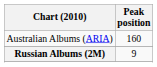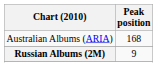(134, 38) 160 -> (134, 38) 168
